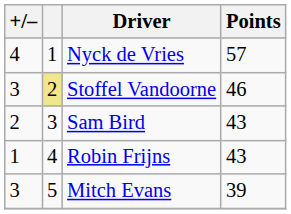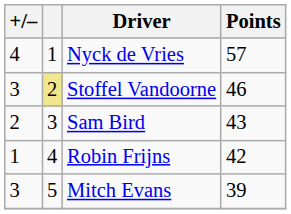(236, 156) 43 -> (236, 156) 42
